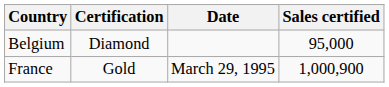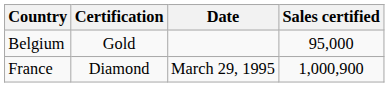(119, 43) Diamond -> (119, 43) Gold
(119, 69) Gold -> (119, 69) Diamond
